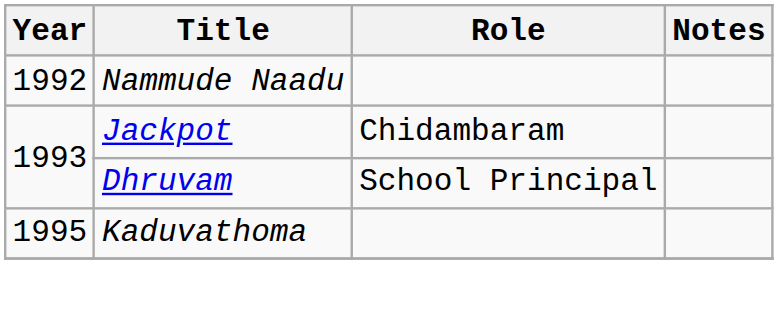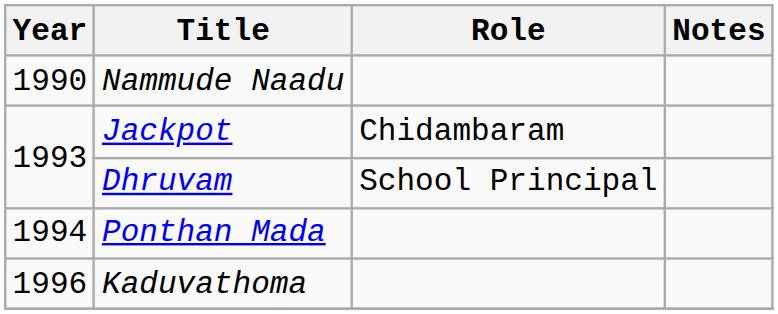(50, 81) 1992 -> (50, 81) 1990
+ row: (214, 233)
(50, 233) 1995 -> (50, 284) 1996
